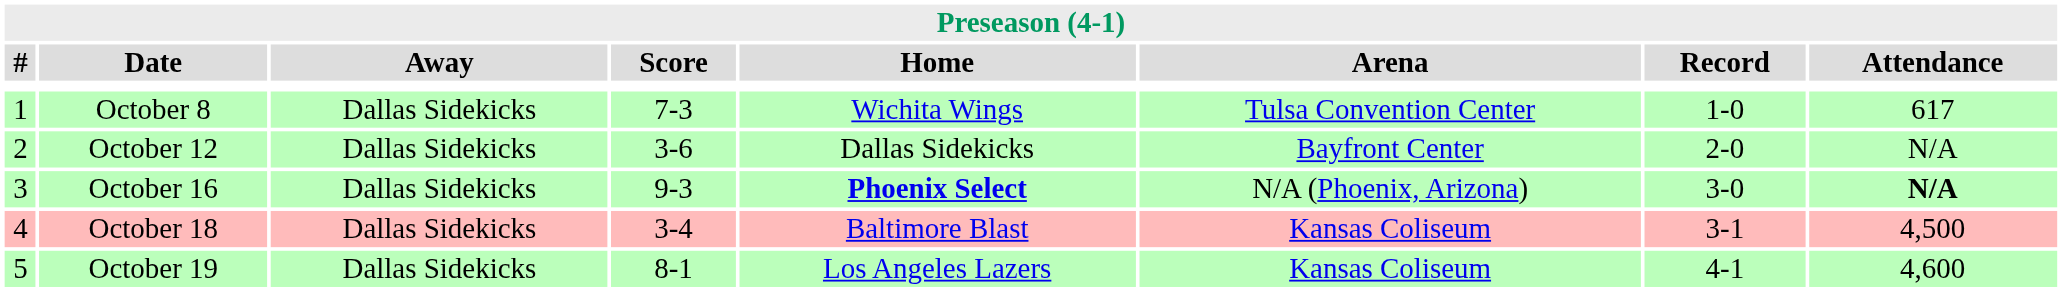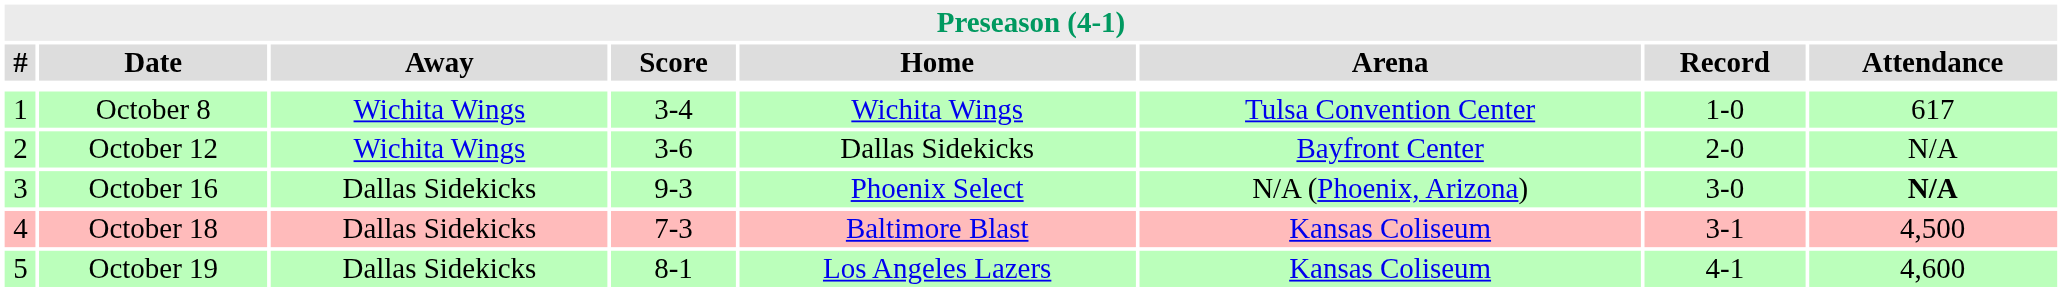(439, 109) Dallas Sidekicks -> (439, 109) Wichita Wings
(674, 109) 7-3 -> (674, 109) 3-4
(439, 149) Dallas Sidekicks -> (439, 149) Wichita Wings
(937, 188) bold -> (937, 188) normal
(674, 228) 3-4 -> (674, 228) 7-3
